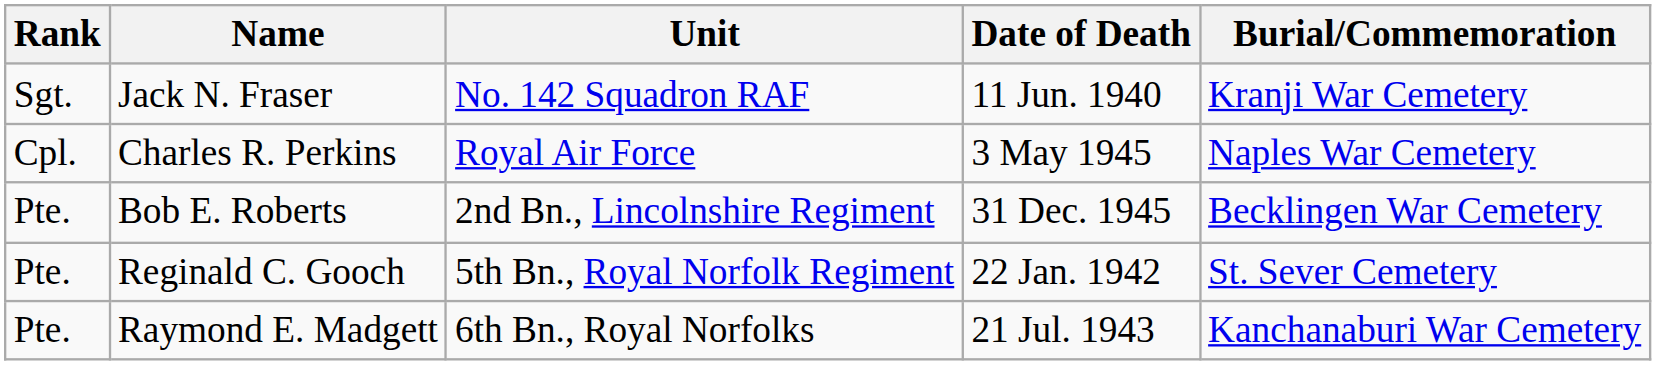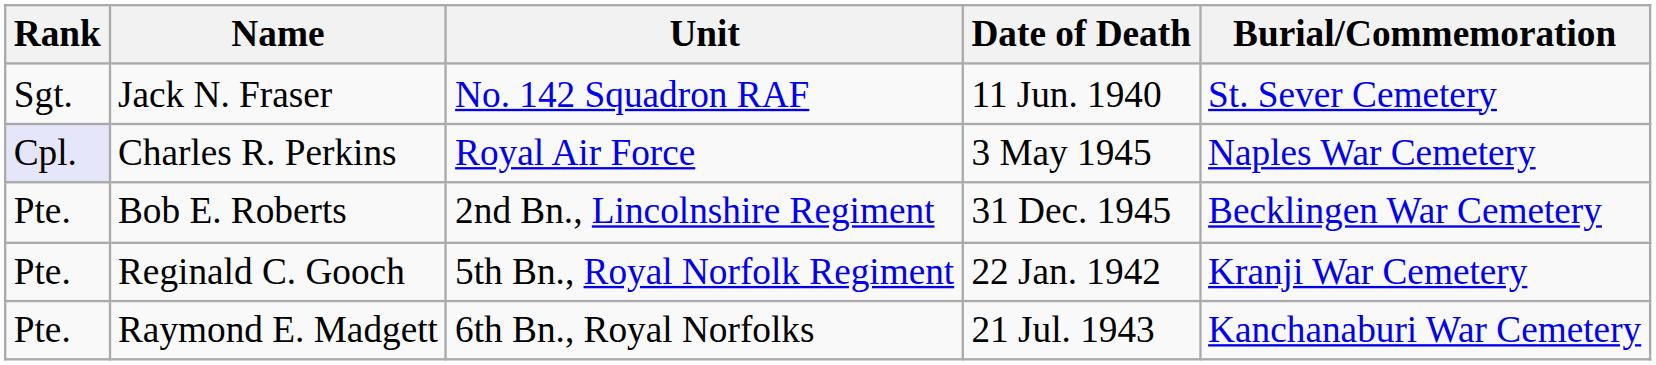(1368, 93) Kranji War Cemetery -> (1353, 93) St. Sever Cemetery
(45, 152) no background -> (45, 152) lavender background
(1353, 270) St. Sever Cemetery -> (1368, 270) Kranji War Cemetery
